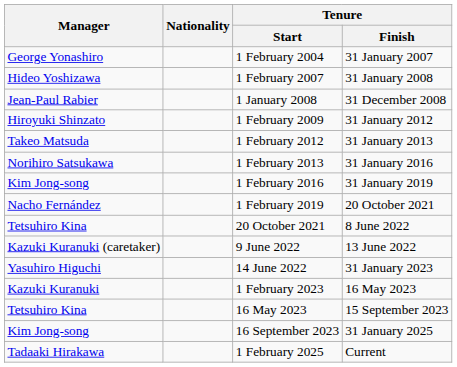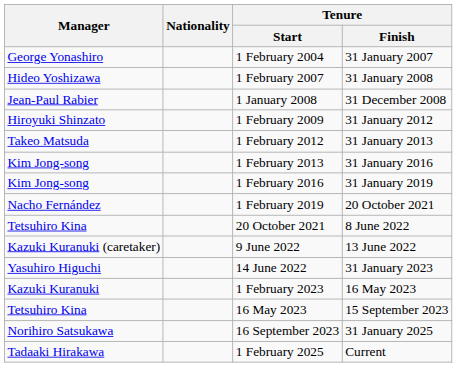(60, 162) Norihiro Satsukawa -> (48, 162) Kim Jong-song
(48, 330) Kim Jong-song -> (60, 330) Norihiro Satsukawa
